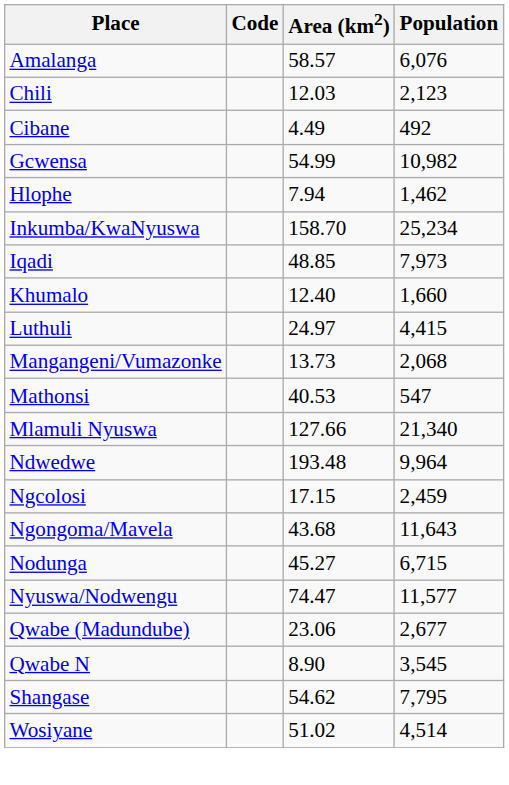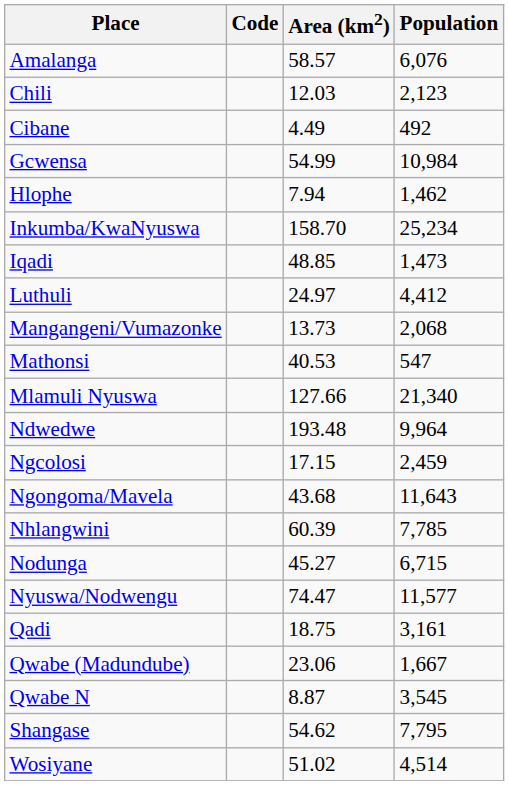(429, 160) 10,982 -> (429, 160) 10,984
(423, 261) 7,973 -> (423, 261) 1,473
- row: (49, 294)
(423, 328) 4,415 -> (423, 294) 4,412
+ row: (59, 529)
+ row: (30, 629)
(423, 629) 2,677 -> (423, 663) 1,667
(307, 663) 8.90 -> (307, 696) 8.87
